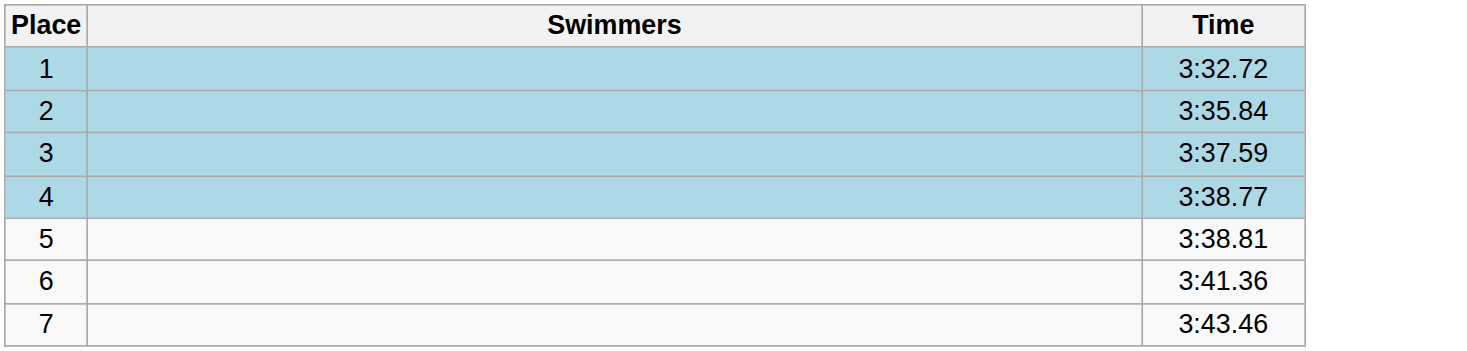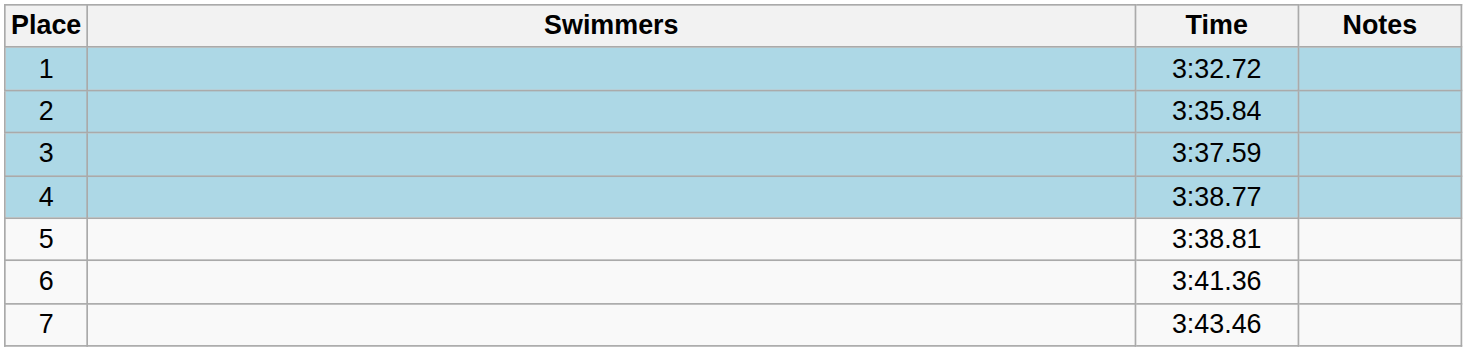+ column: (1380, 25)
